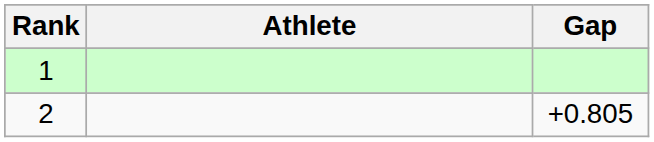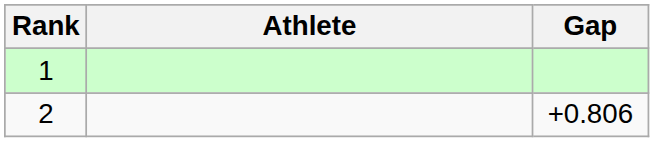(590, 114) +0.805 -> (590, 114) +0.806
